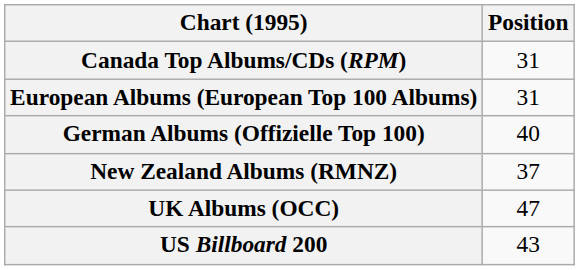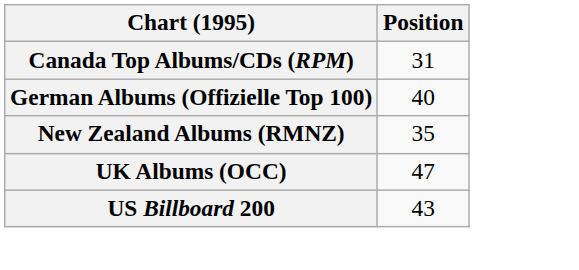- row: (244, 97)
(528, 171) 37 -> (423, 134) 35
